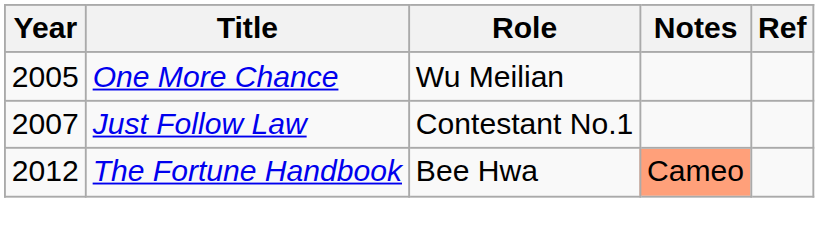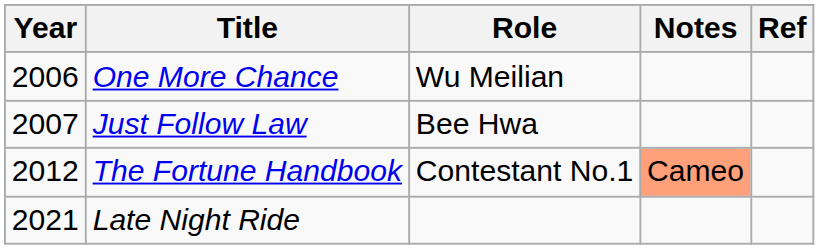(45, 76) 2005 -> (45, 76) 2006
(525, 123) Contestant No.1 -> (477, 123) Bee Hwa
(477, 171) Bee Hwa -> (525, 171) Contestant No.1
+ row: (196, 219)
